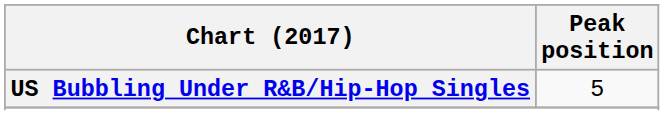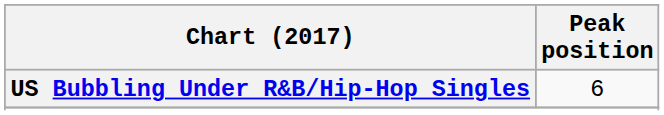(597, 89) 5 -> (597, 89) 6
